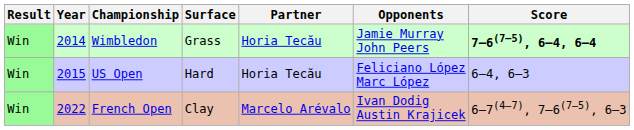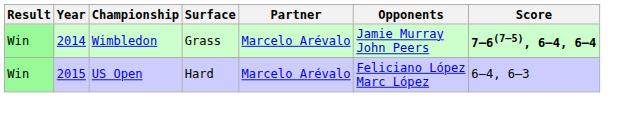(282, 41) Horia Tecău -> (296, 41) Marcelo Arévalo
(282, 75) Horia Tecău -> (296, 75) Marcelo Arévalo
- row: (132, 108)
